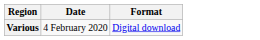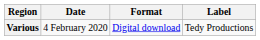+ column: (219, 12)
